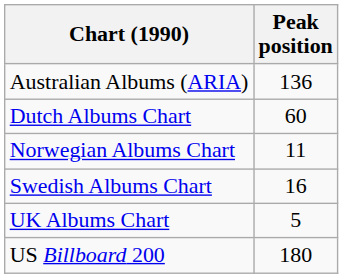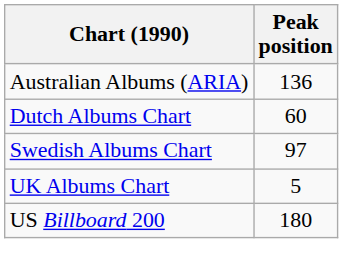- row: (122, 150)
(296, 185) 16 -> (296, 150) 97
